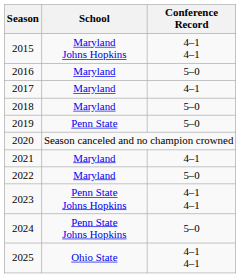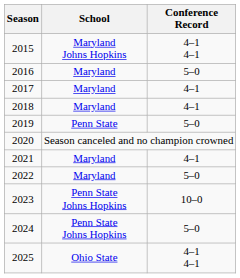(192, 106) 5–0 -> (192, 106) 4–1
(192, 199) 4–1 4–1 -> (192, 199) 10–0
